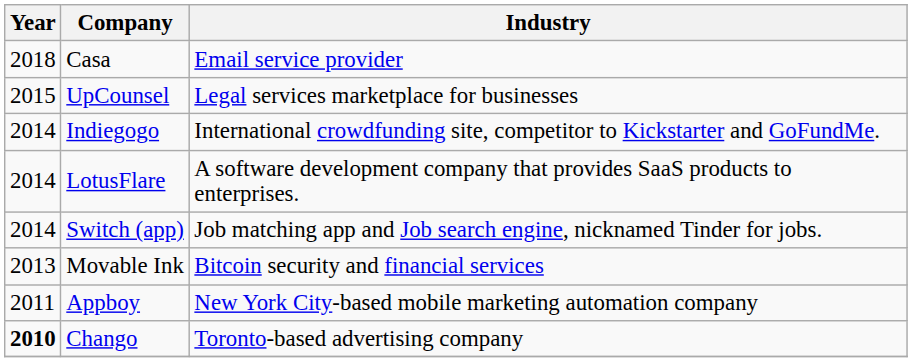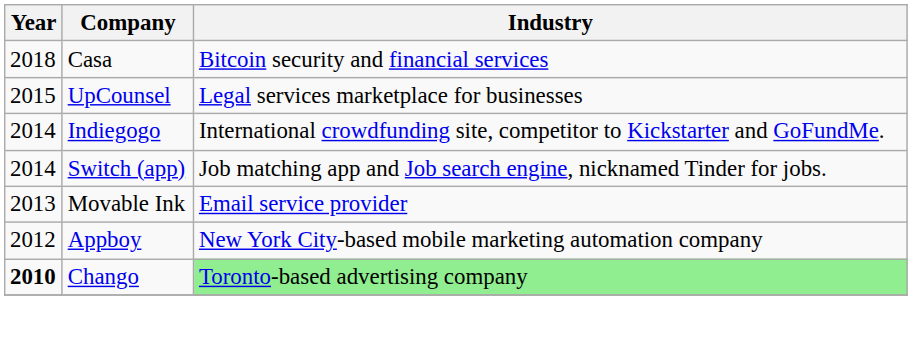(299, 58) Email service provider -> (374, 58) Bitcoin security and financial services
- row: (116, 180)
(369, 266) Bitcoin security and financial services -> (303, 204) Email service provider
(32, 302) 2011 -> (33, 240) 2012
(359, 338) no background -> (363, 276) lightgreen background
